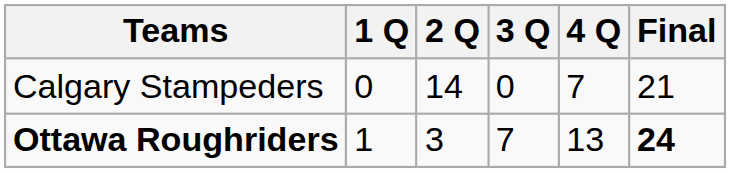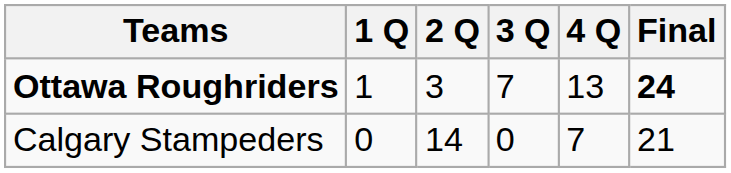rows swapped: (168, 85) <-> (176, 139)
